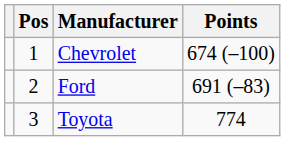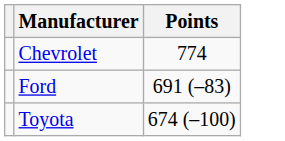- column: (33, 21)
(231, 53) 674 (–100) -> (192, 53) 774
(231, 119) 774 -> (192, 119) 674 (–100)
